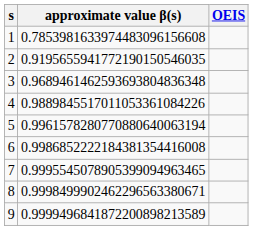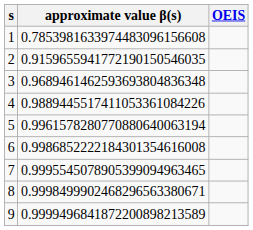(113, 59) 0.9195655941772190150546035 -> (113, 59) 0.9159655941772190150546035
(113, 103) 0.9889845517011053361084226 -> (113, 103) 0.9889445517411053361084226
(113, 147) 0.9986852222184381354416008 -> (113, 147) 0.9986852222184301354616008
(113, 192) 0.9998499902462296563380671 -> (113, 192) 0.9998499902468296563380671
